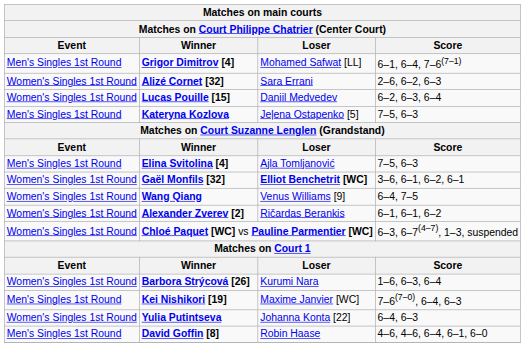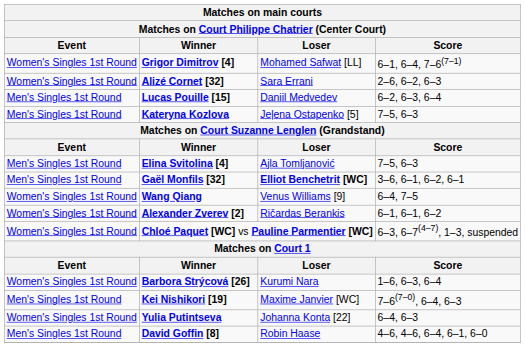(64, 63) Men's Singles 1st Round -> (72, 63) Women's Singles 1st Round
(72, 98) Women's Singles 1st Round -> (64, 98) Men's Singles 1st Round
(72, 180) Women's Singles 1st Round -> (64, 180) Men's Singles 1st Round
